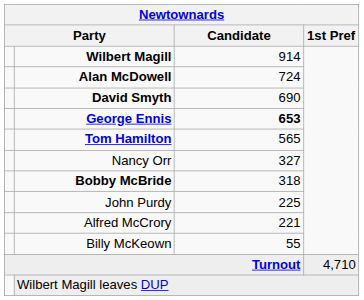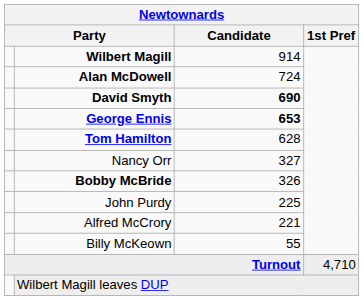(290, 98) normal -> (290, 98) bold
(290, 139) 565 -> (290, 139) 628
(290, 181) 318 -> (290, 181) 326
